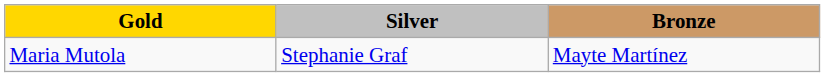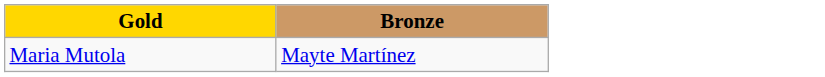- column: (412, 21)
